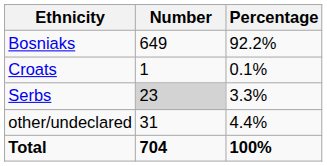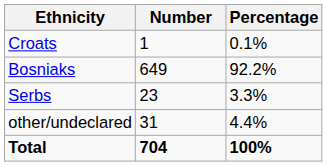rows swapped: (42, 43) <-> (33, 69)
(149, 95) lightgrey background -> (149, 95) no background
